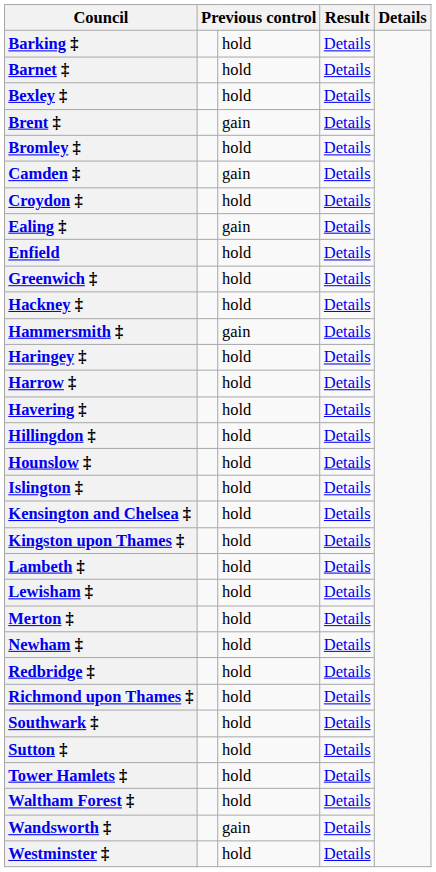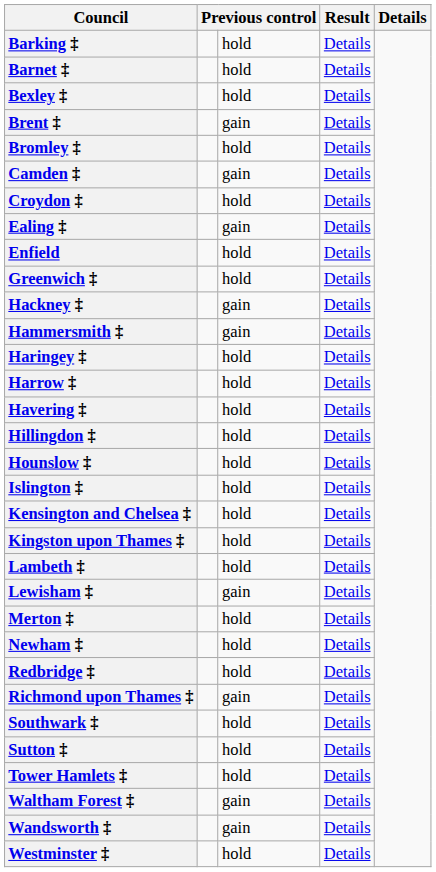(237, 305) hold -> (236, 305) gain
(237, 592) hold -> (236, 592) gain
(237, 697) hold -> (236, 697) gain
(237, 801) hold -> (236, 801) gain
